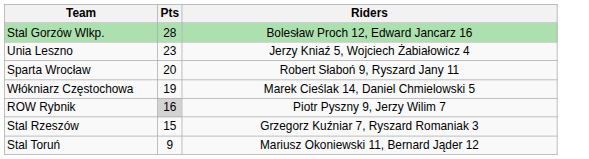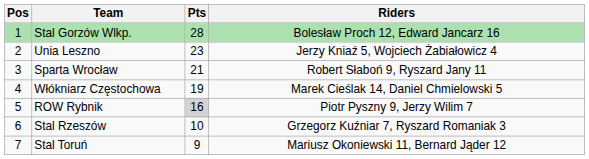+ column: (18, 13)
(170, 70) 20 -> (197, 70) 21
(170, 126) 15 -> (197, 126) 10
